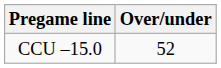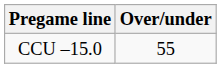(166, 48) 52 -> (166, 48) 55
